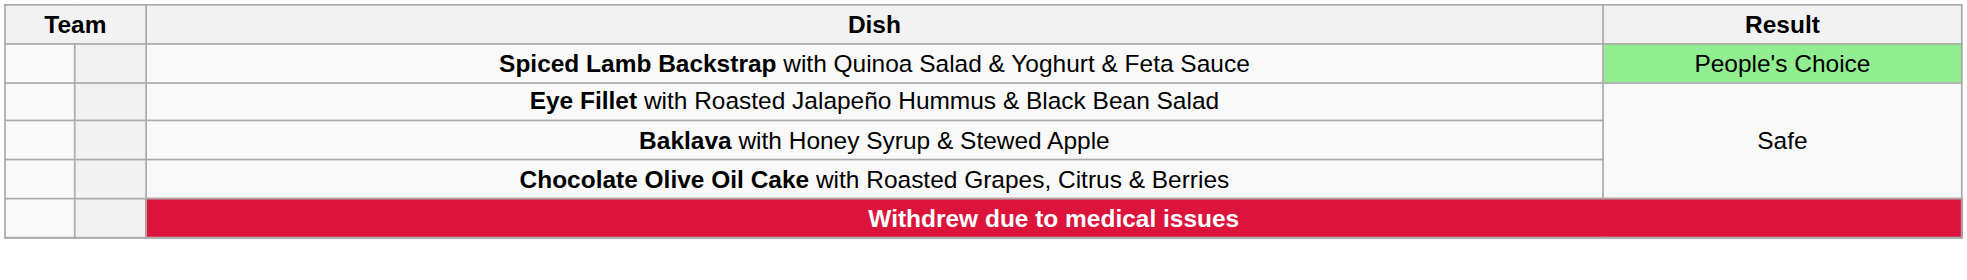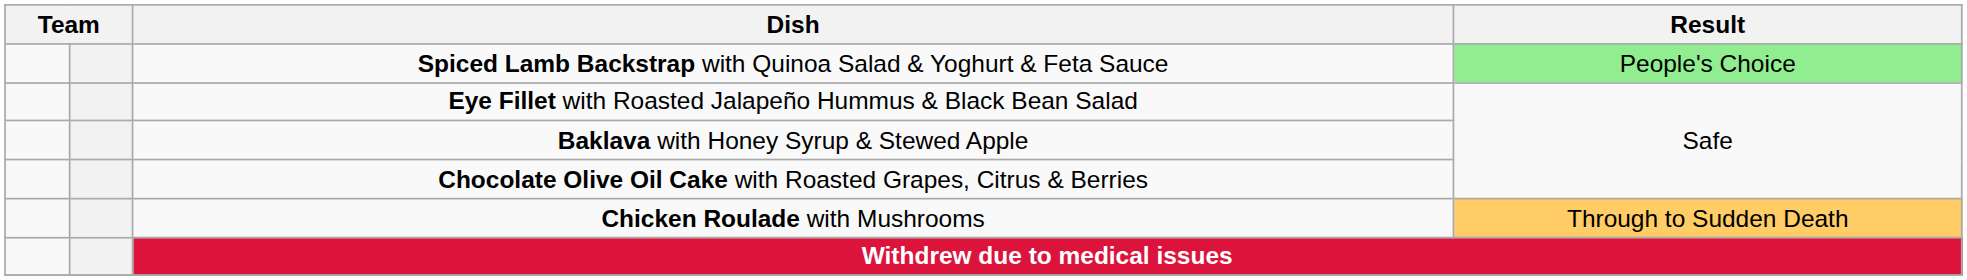+ row: (793, 218)
